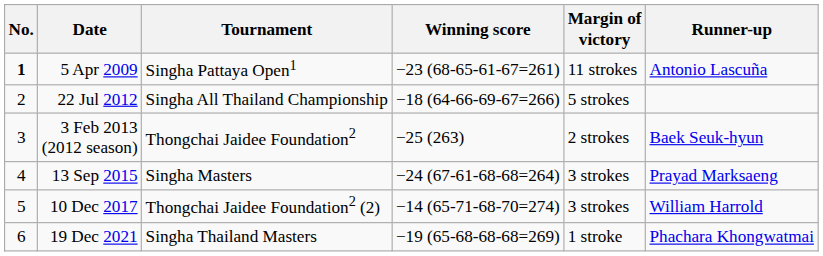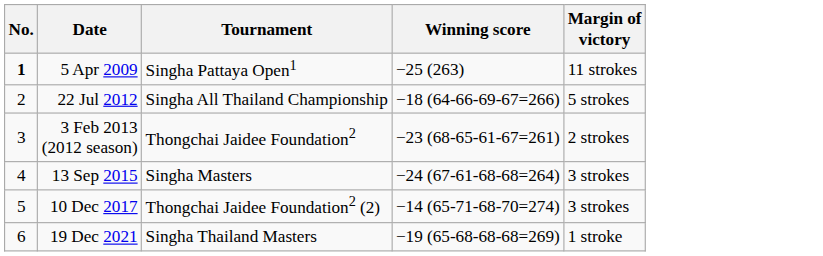- column: (732, 29)
(478, 69) −23 (68-65-61-67=261) -> (430, 69) −25 (263)
(430, 137) −25 (263) -> (478, 137) −23 (68-65-61-67=261)
